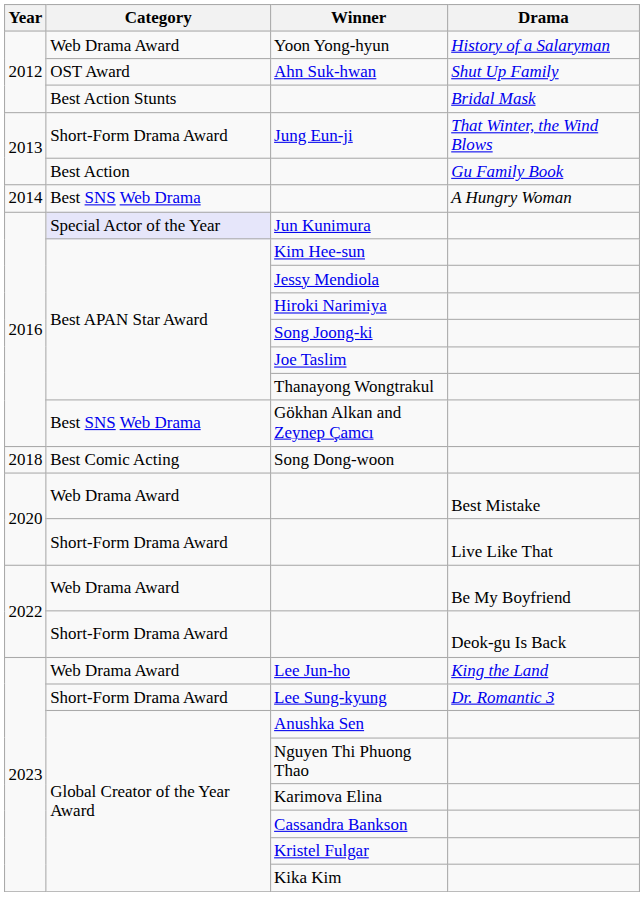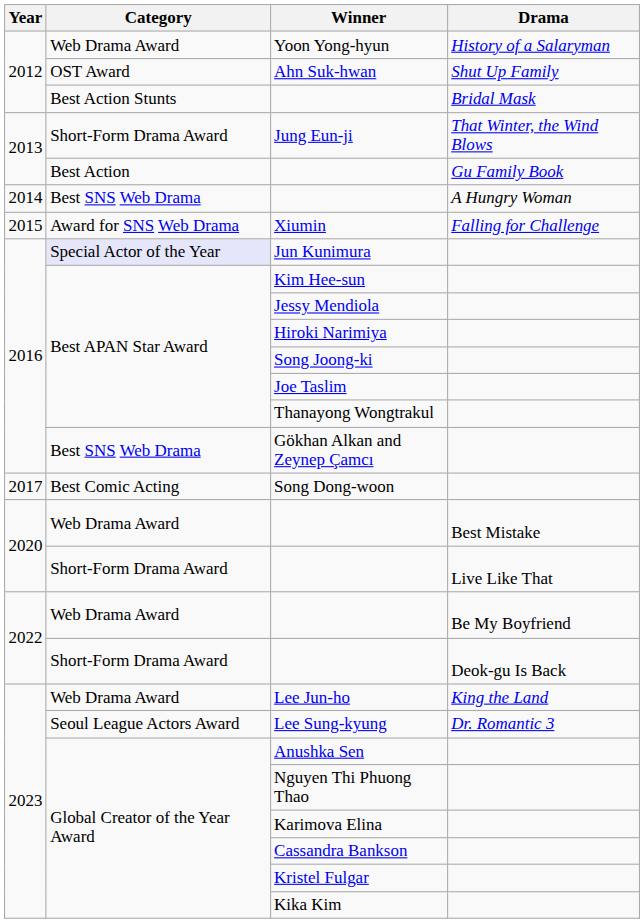+ row: (300, 225)
(25, 459) 2018 -> (25, 486) 2017
(139, 697) Short-Form Drama Award -> (145, 724) Seoul League Actors Award
